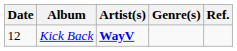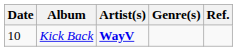(14, 35) 12 -> (14, 35) 10
